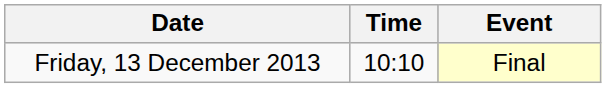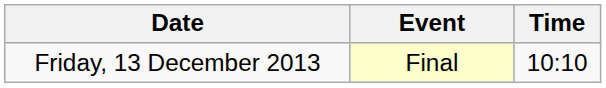columns swapped: (394, 23) <-> (519, 23)
